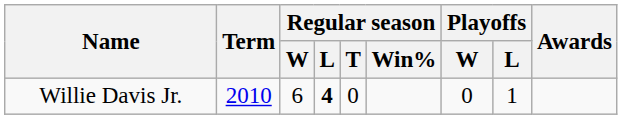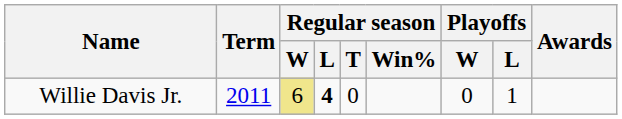(249, 95) 2010 -> (249, 95) 2011
(297, 95) no background -> (297, 95) khaki background
